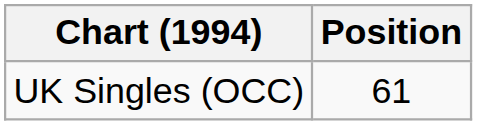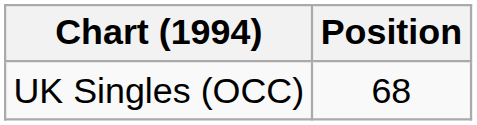(391, 89) 61 -> (391, 89) 68
